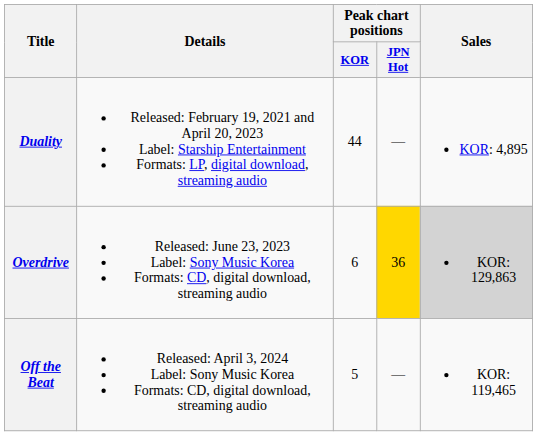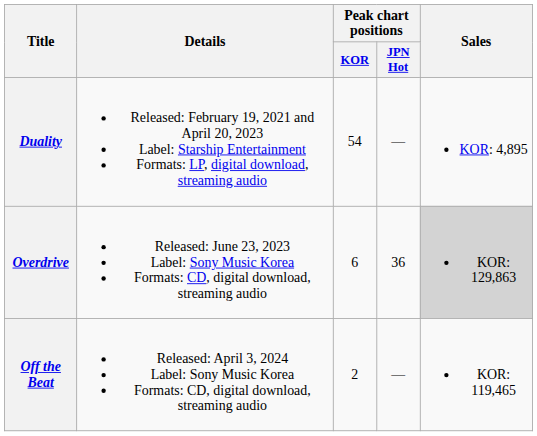(355, 141) 44 -> (355, 141) 54
(398, 262) gold background -> (398, 262) no background
(355, 374) 5 -> (355, 374) 2
